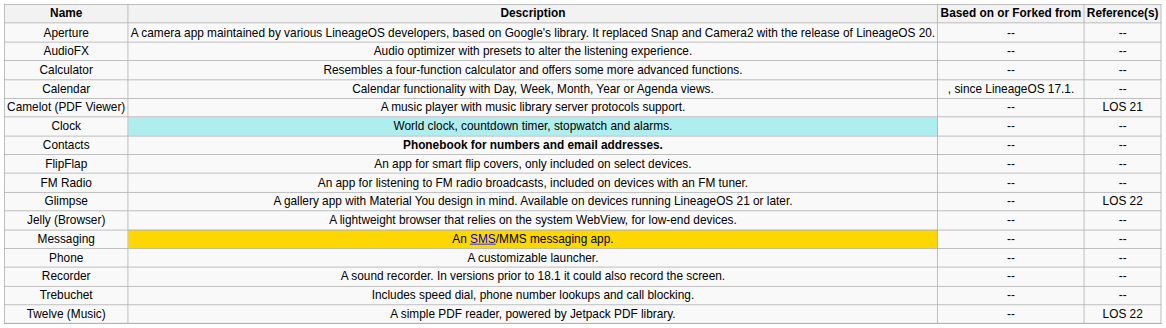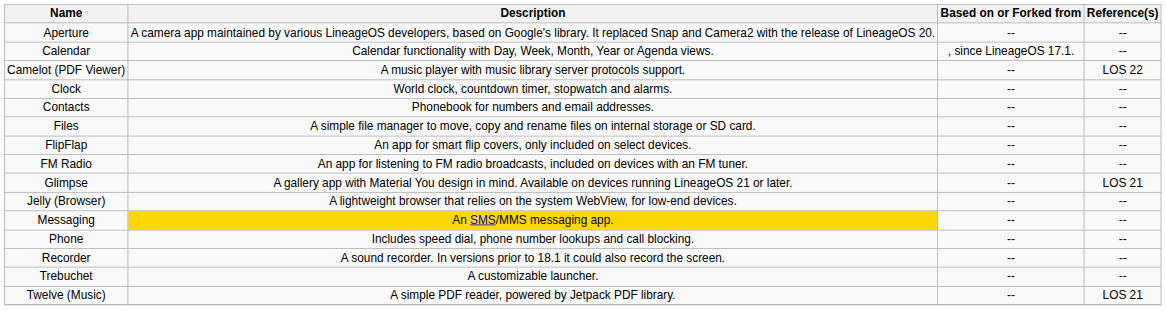- row: (66, 51)
- row: (66, 70)
(1123, 107) LOS 21 -> (1123, 70) LOS 22
(533, 126) paleturquoise background -> (533, 88) no background
(533, 145) bold -> (533, 107) normal
+ row: (66, 126)
(1123, 201) LOS 22 -> (1123, 182) LOS 21
(533, 257) A customizable launcher. -> (533, 239) Includes speed dial, phone number lookups and call blocking.
(533, 295) Includes speed dial, phone number lookups and call blocking. -> (533, 276) A customizable launcher.
(1123, 314) LOS 22 -> (1123, 295) LOS 21
